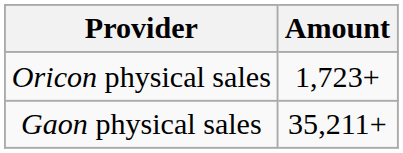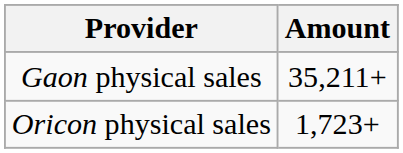rows swapped: (141, 123) <-> (141, 76)
